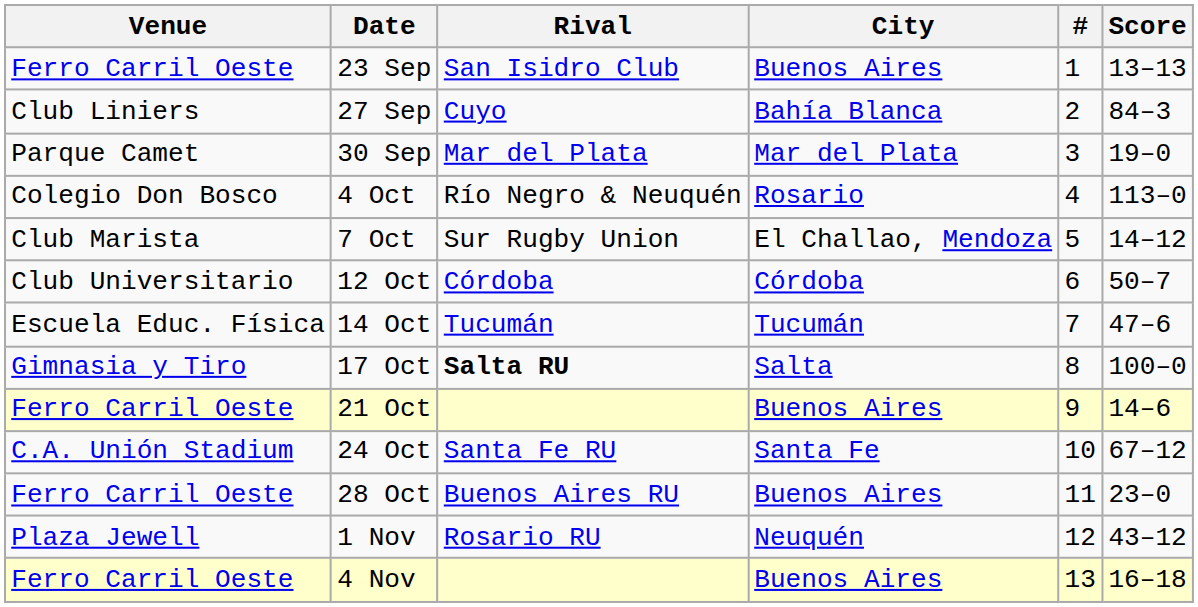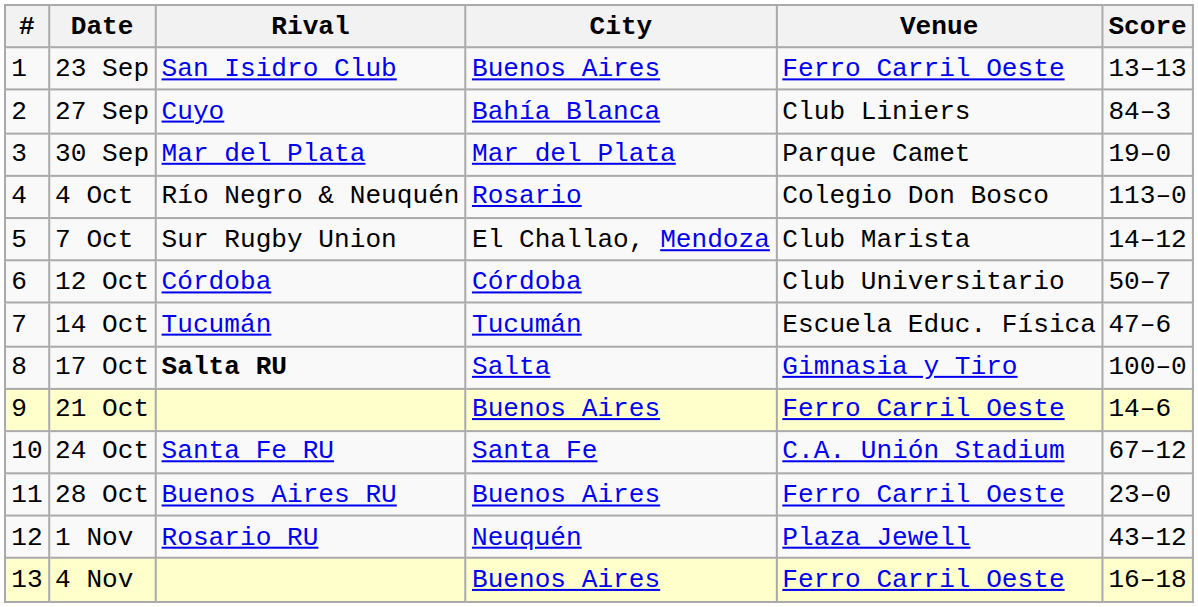columns swapped: (1080, 26) <-> (168, 26)
